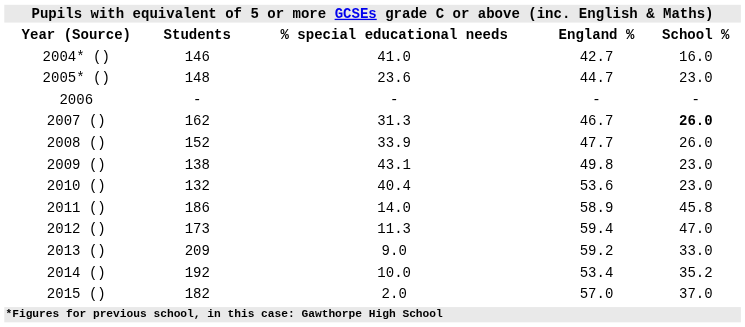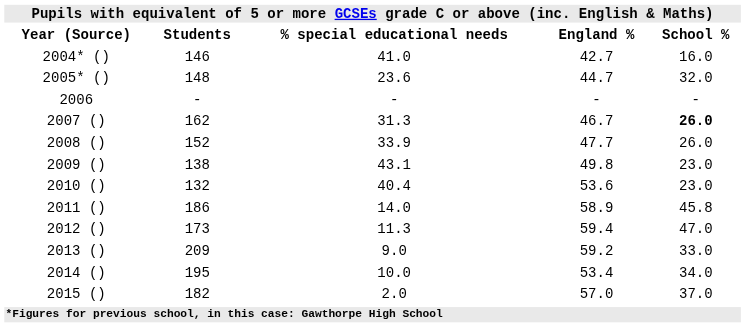(696, 78) 23.0 -> (696, 78) 32.0
(197, 273) 192 -> (197, 273) 195
(696, 273) 35.2 -> (696, 273) 34.0
